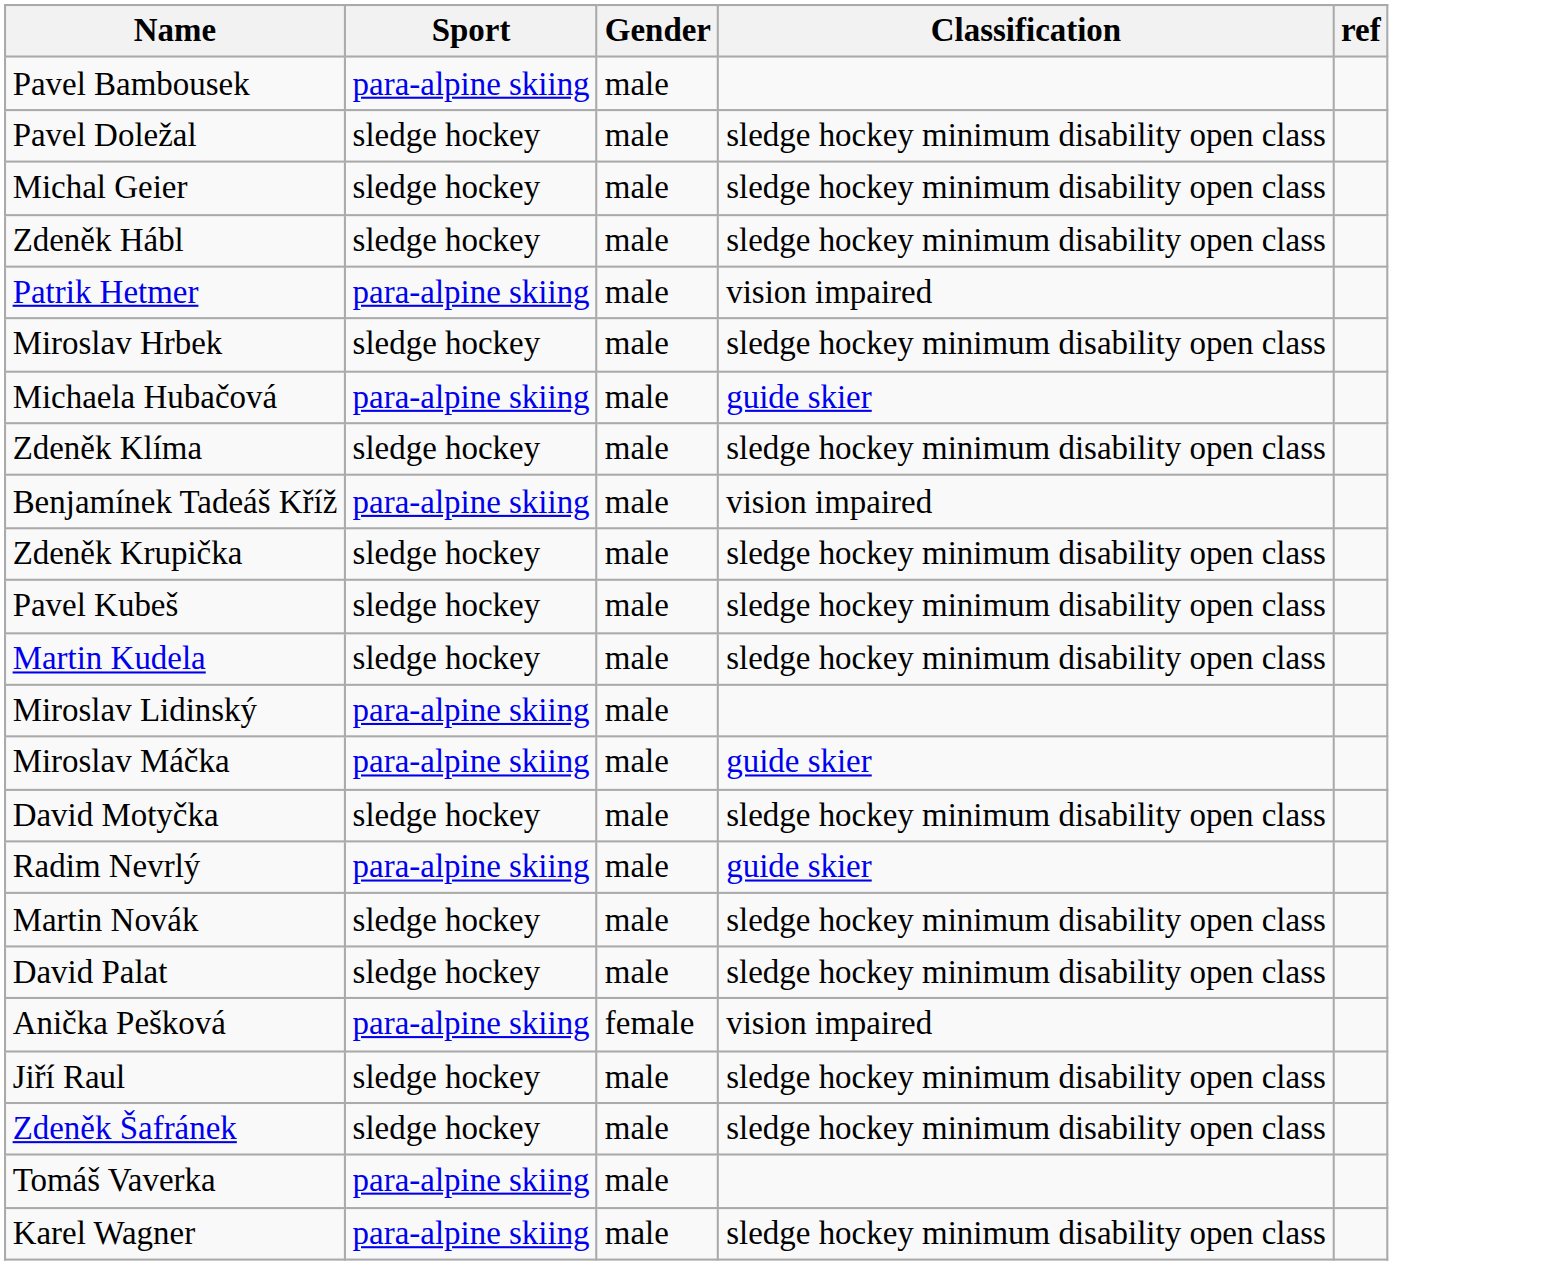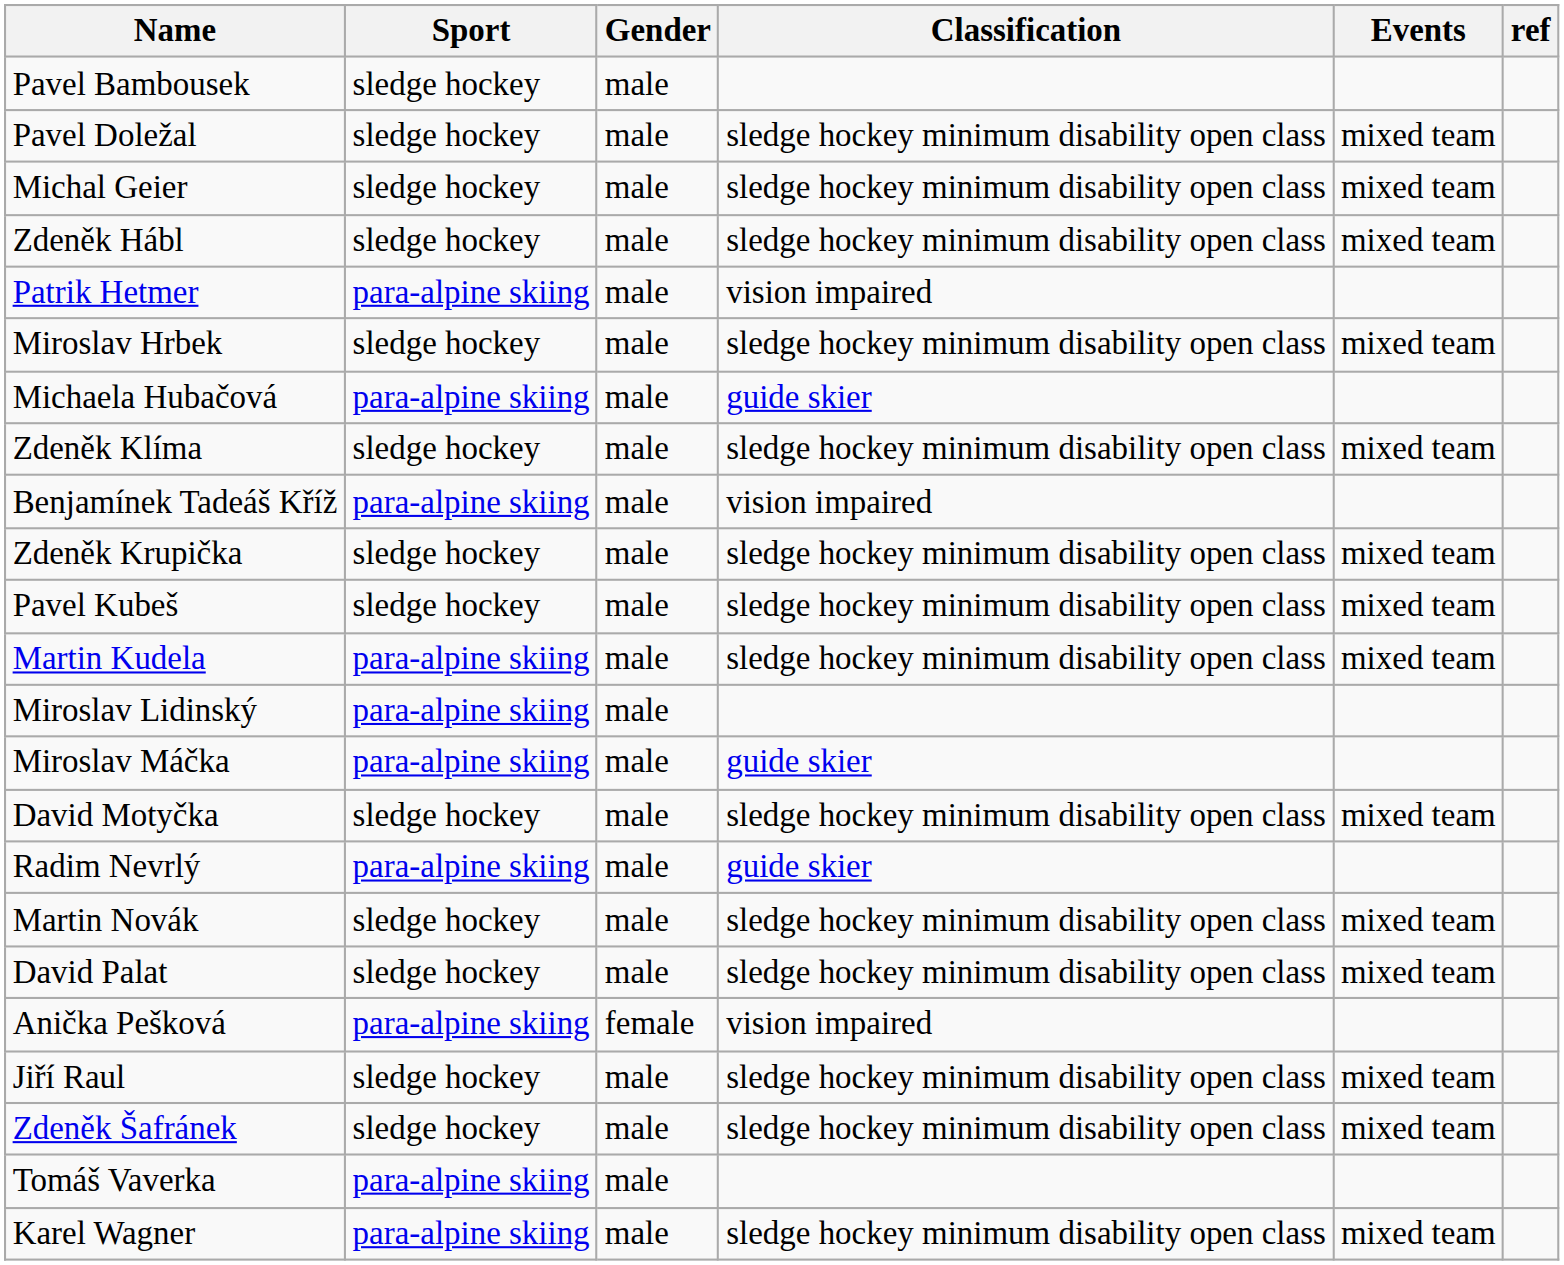+ column: (1418, 30)
(471, 82) para-alpine skiing -> (446, 82) sledge hockey
(446, 657) sledge hockey -> (471, 657) para-alpine skiing
